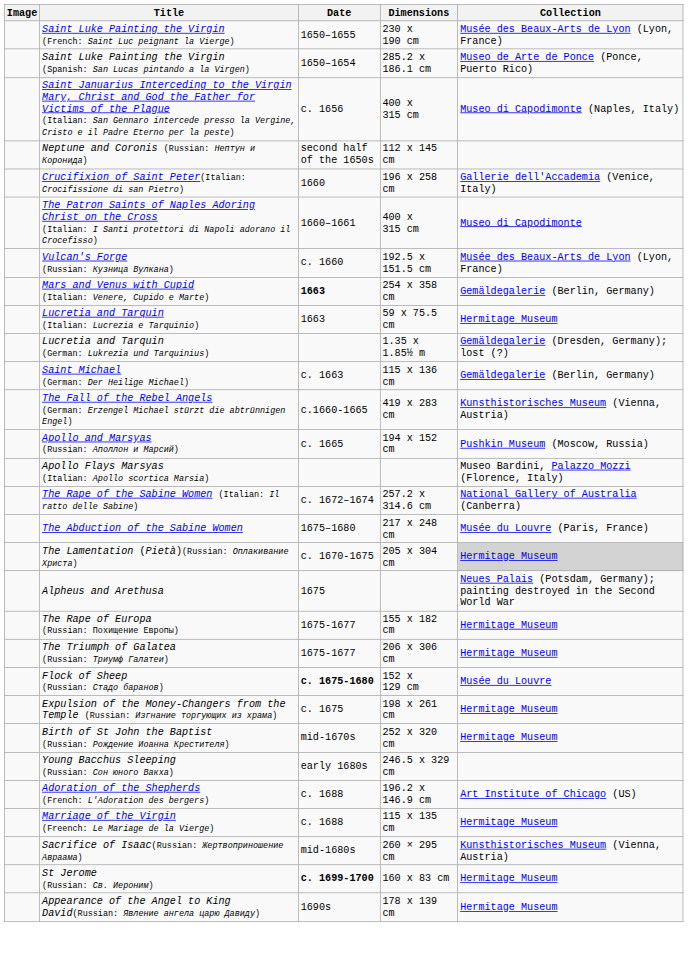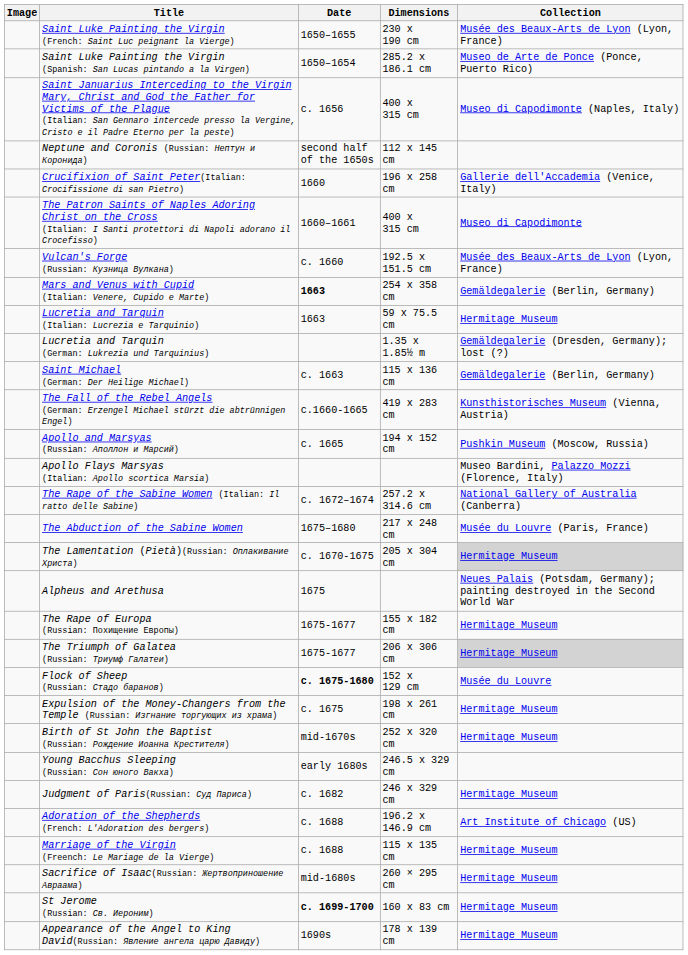(509, 653) no background -> (509, 653) lightgrey background
+ row: (147, 794)
(561, 851) Kunsthistorisches Museum (Vienna, Austria) -> (509, 879) Hermitage Museum
